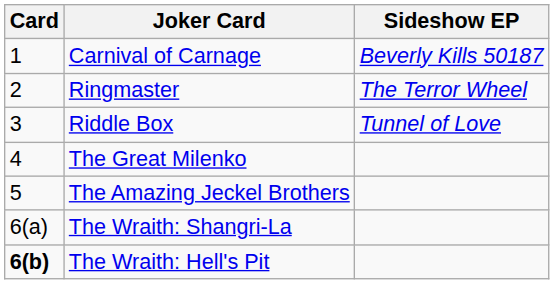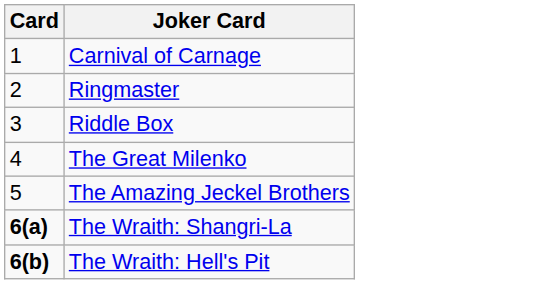- column: (452, 21)
(29, 227) normal -> (29, 227) bold
